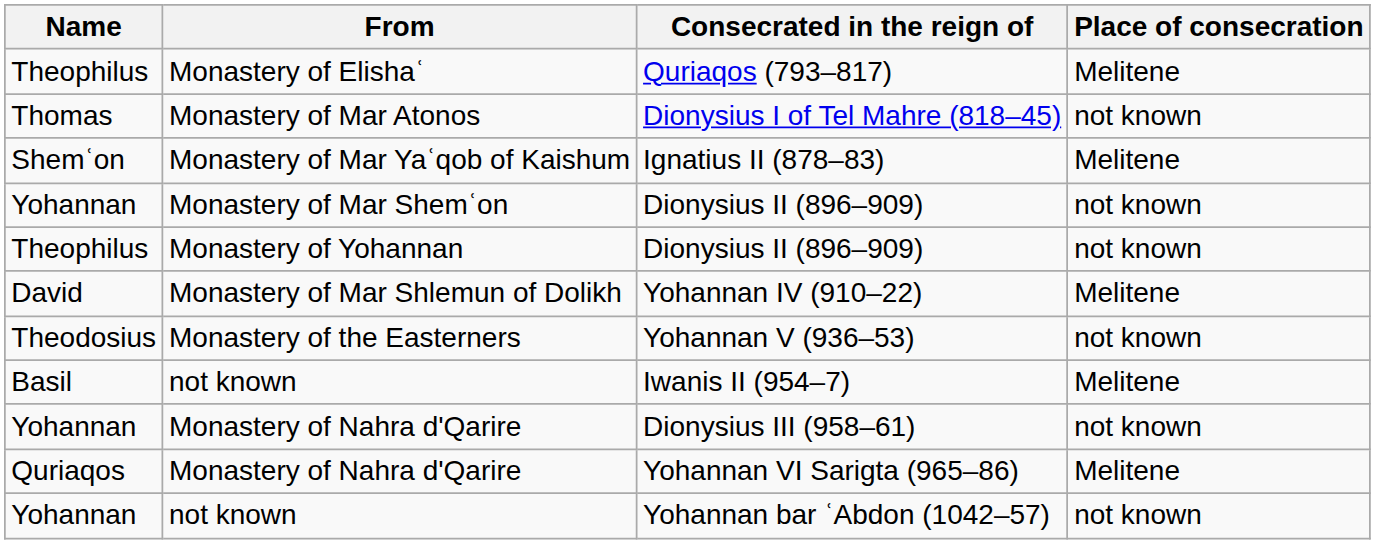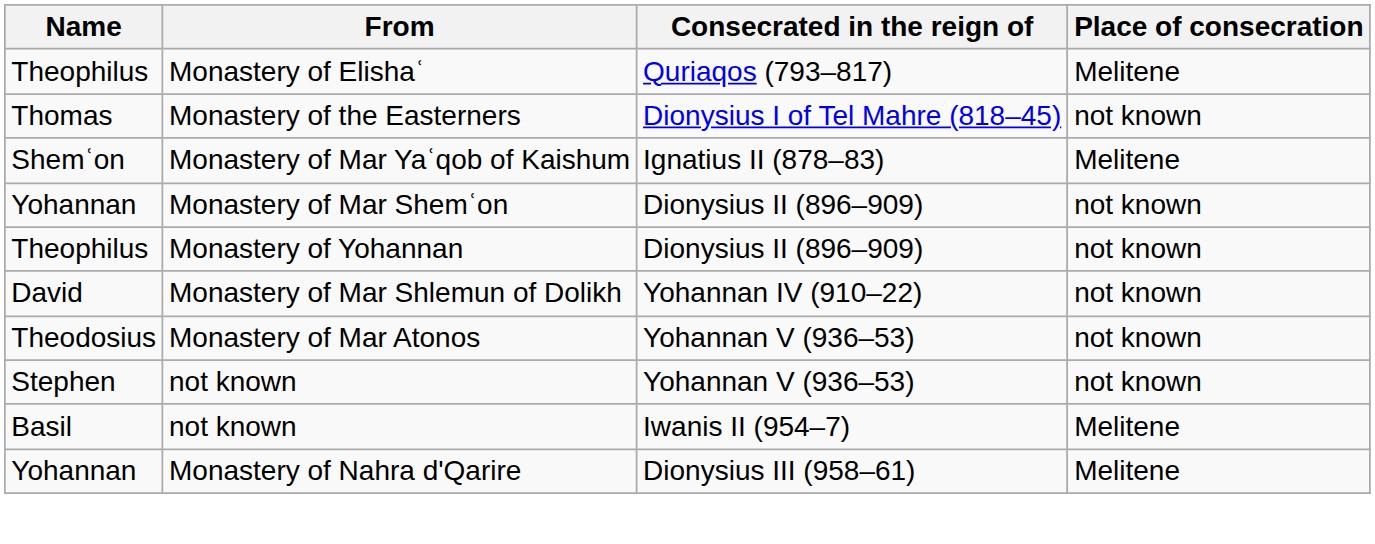(325, 115) Monastery of Mar Atonos -> (345, 115) Monastery of the Easterners
(1127, 293) Melitene -> (1138, 293) not known
(345, 337) Monastery of the Easterners -> (325, 337) Monastery of Mar Atonos
+ row: (63, 381)
(1138, 426) not known -> (1127, 470) Melitene
- row: (68, 470)
- row: (74, 515)
